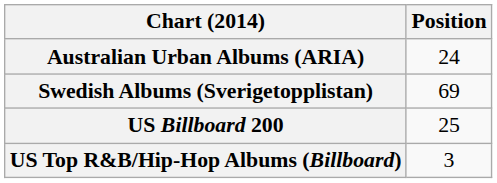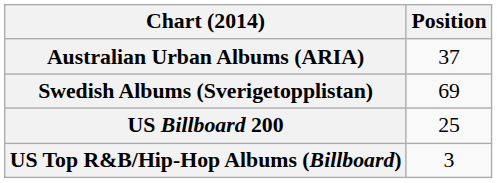(449, 56) 24 -> (449, 56) 37
